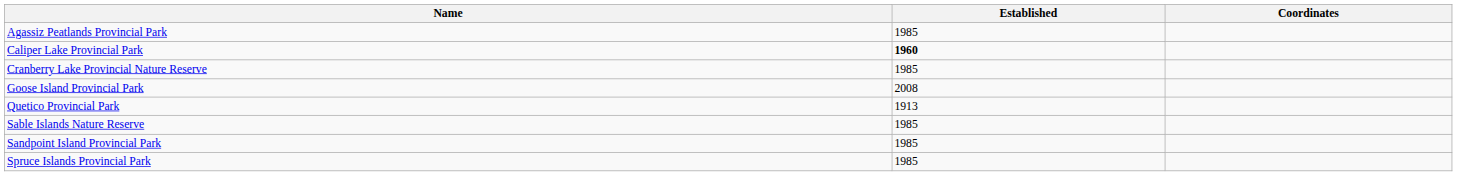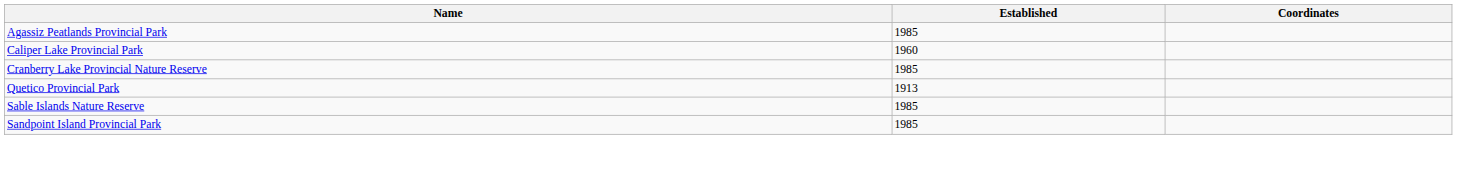(906, 50) bold -> (906, 50) normal
- row: (75, 87)
- row: (79, 161)
